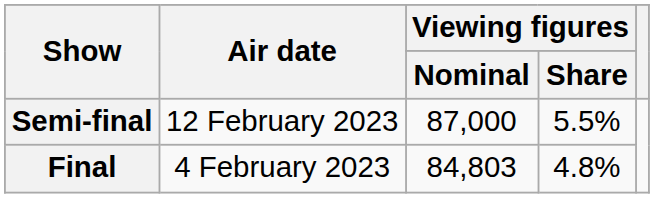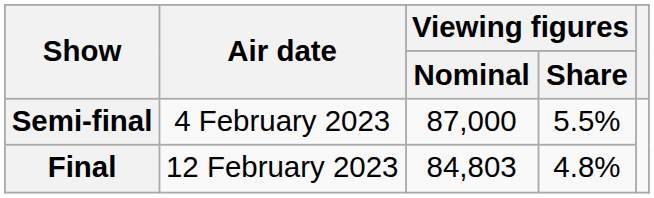(282, 121) 12 February 2023 -> (282, 121) 4 February 2023
(282, 167) 4 February 2023 -> (282, 167) 12 February 2023
